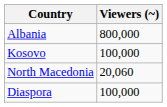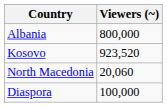(119, 53) 100,000 -> (119, 53) 923,520
